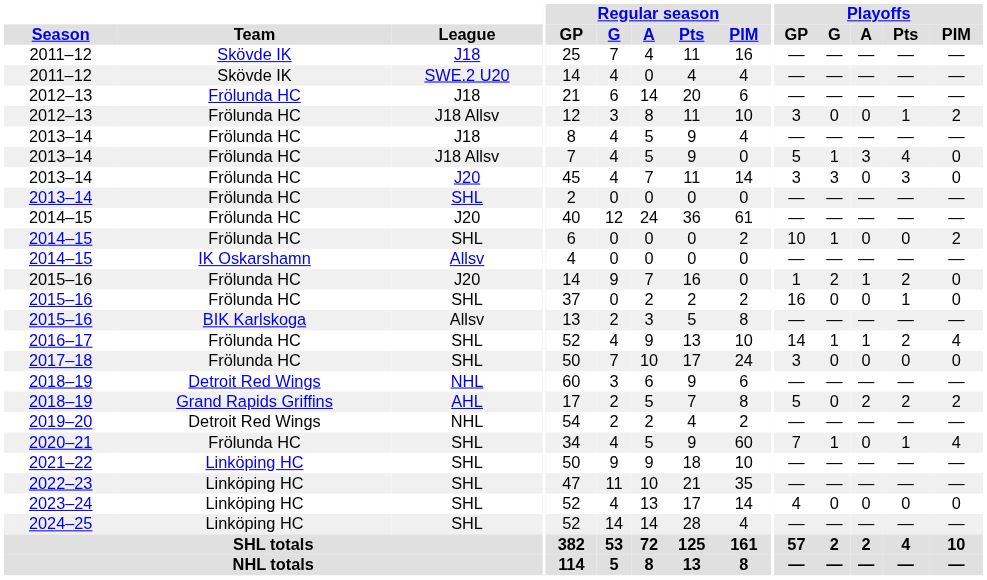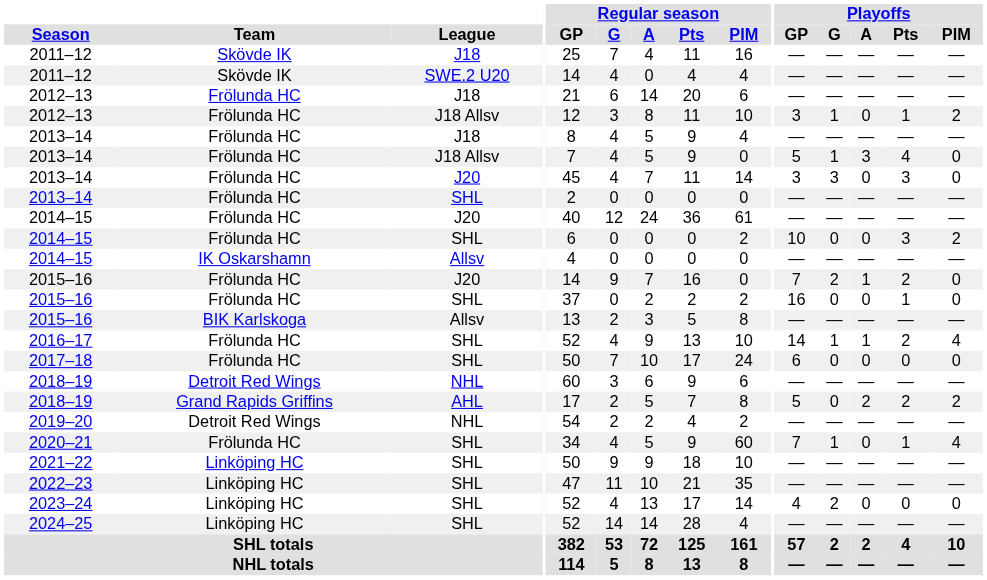(834, 116) 0 -> (834, 116) 1
(834, 238) 1 -> (834, 238) 0
(906, 238) 0 -> (906, 238) 3
(796, 279) 1 -> (796, 279) 7
(796, 360) 3 -> (796, 360) 6
(834, 503) 0 -> (834, 503) 2
